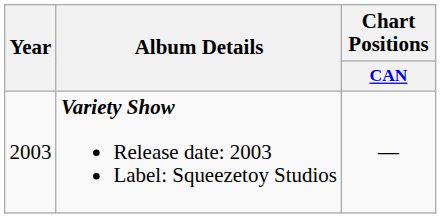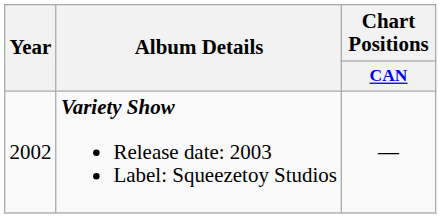(30, 151) 2003 -> (30, 151) 2002
